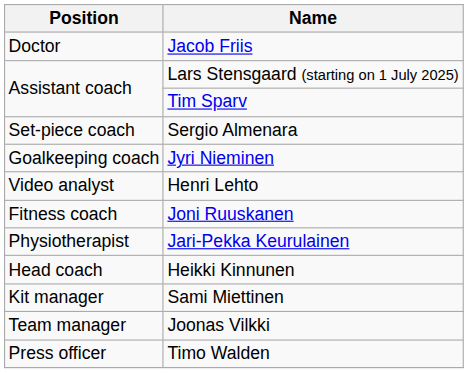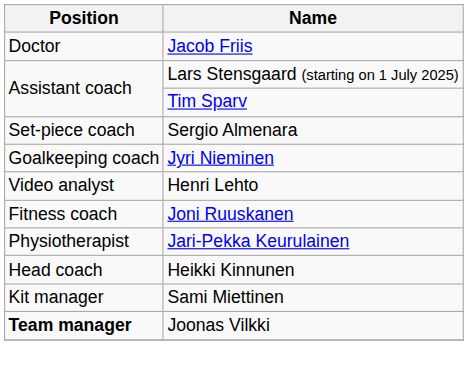(67, 325) normal -> (70, 325) bold
- row: (219, 353)
